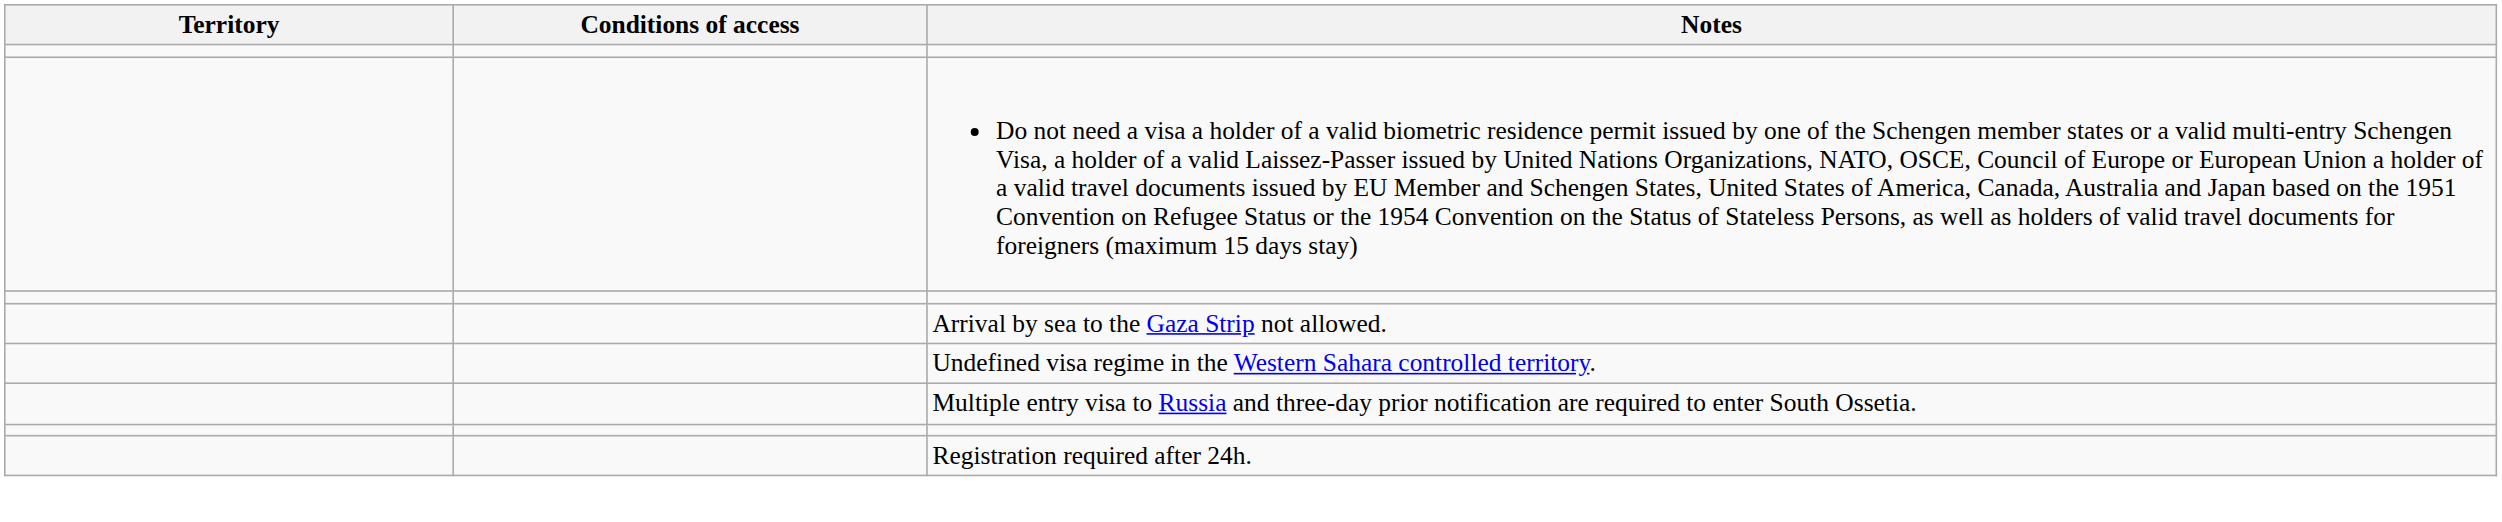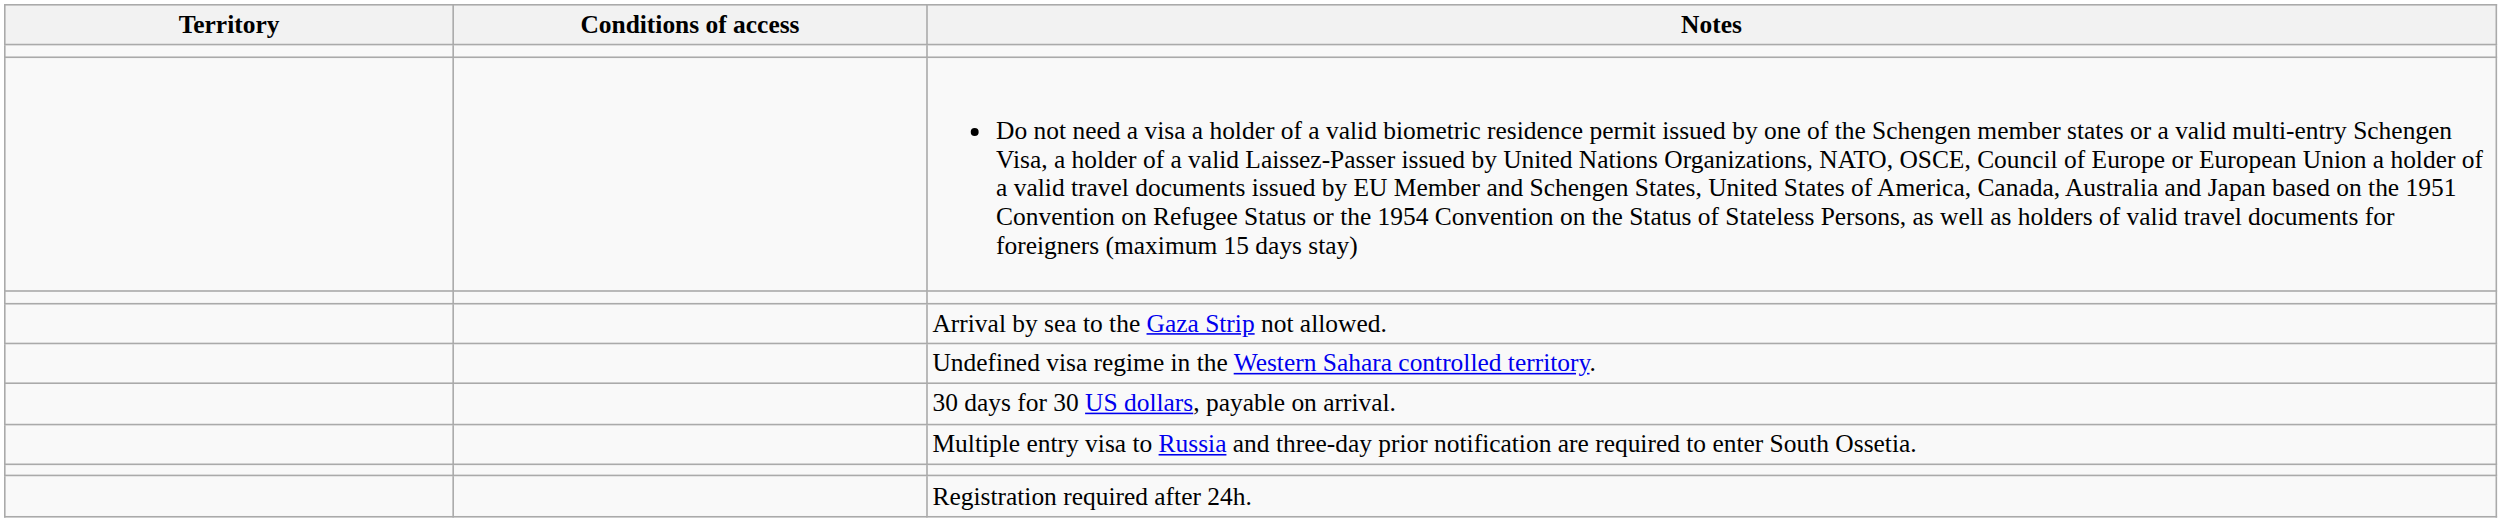+ row: (229, 404)
